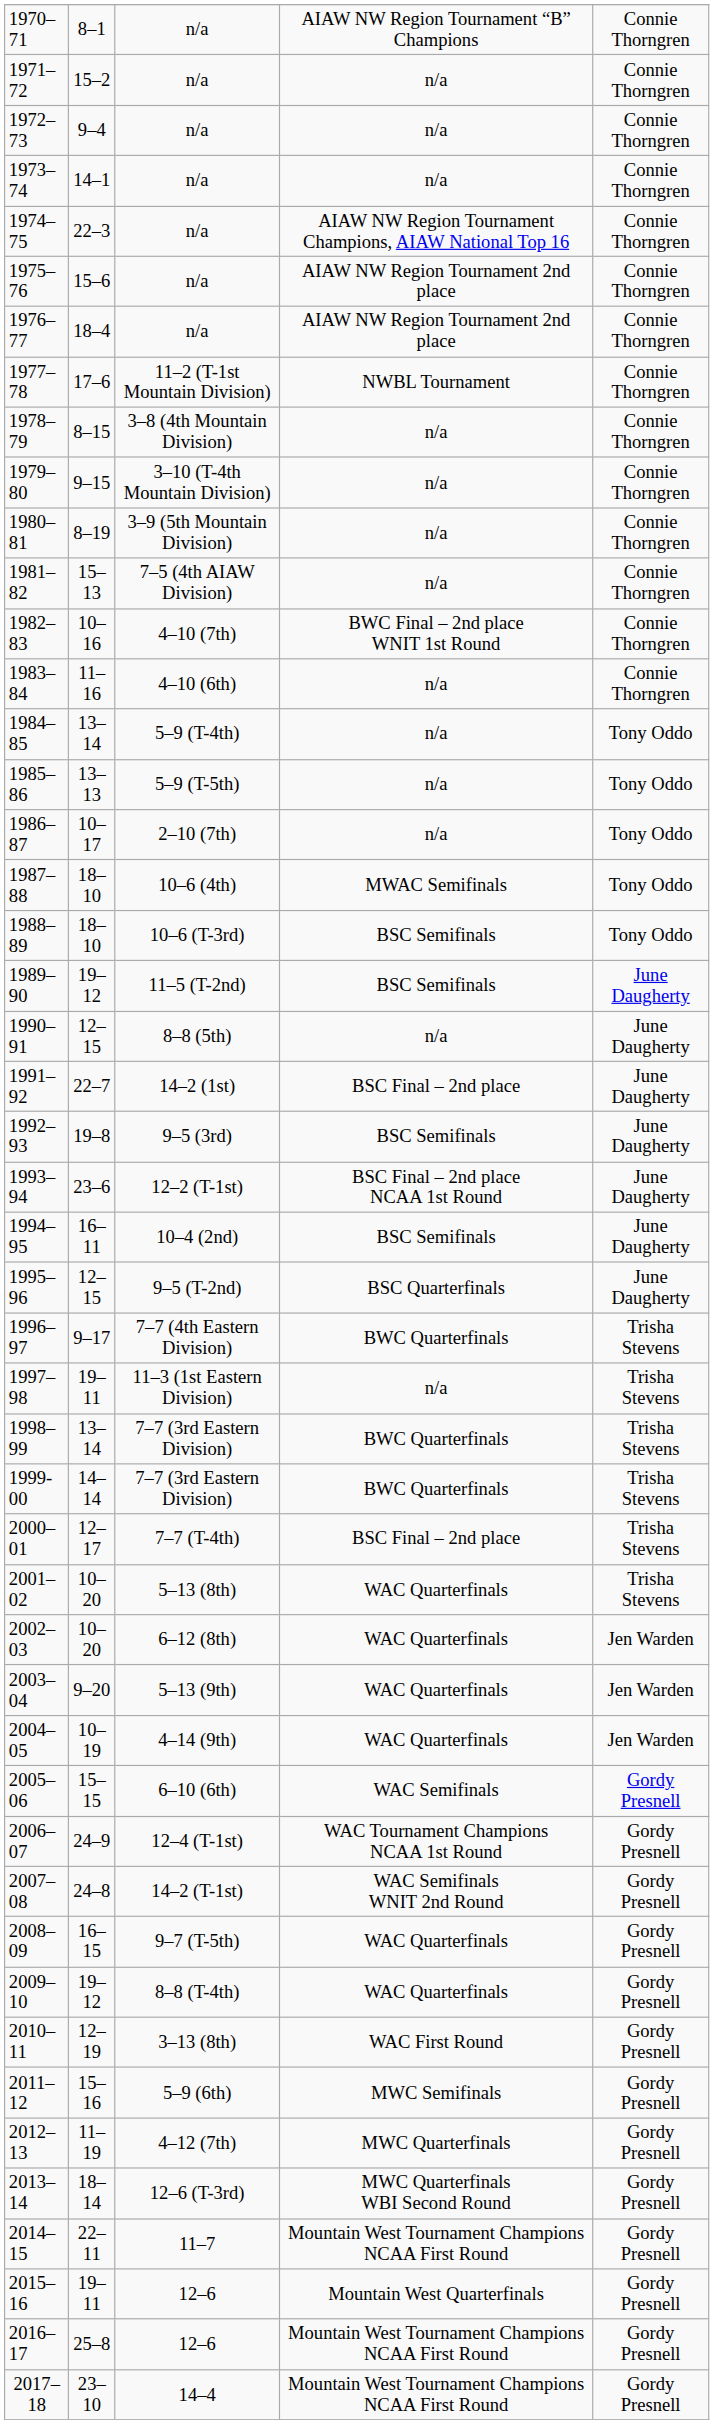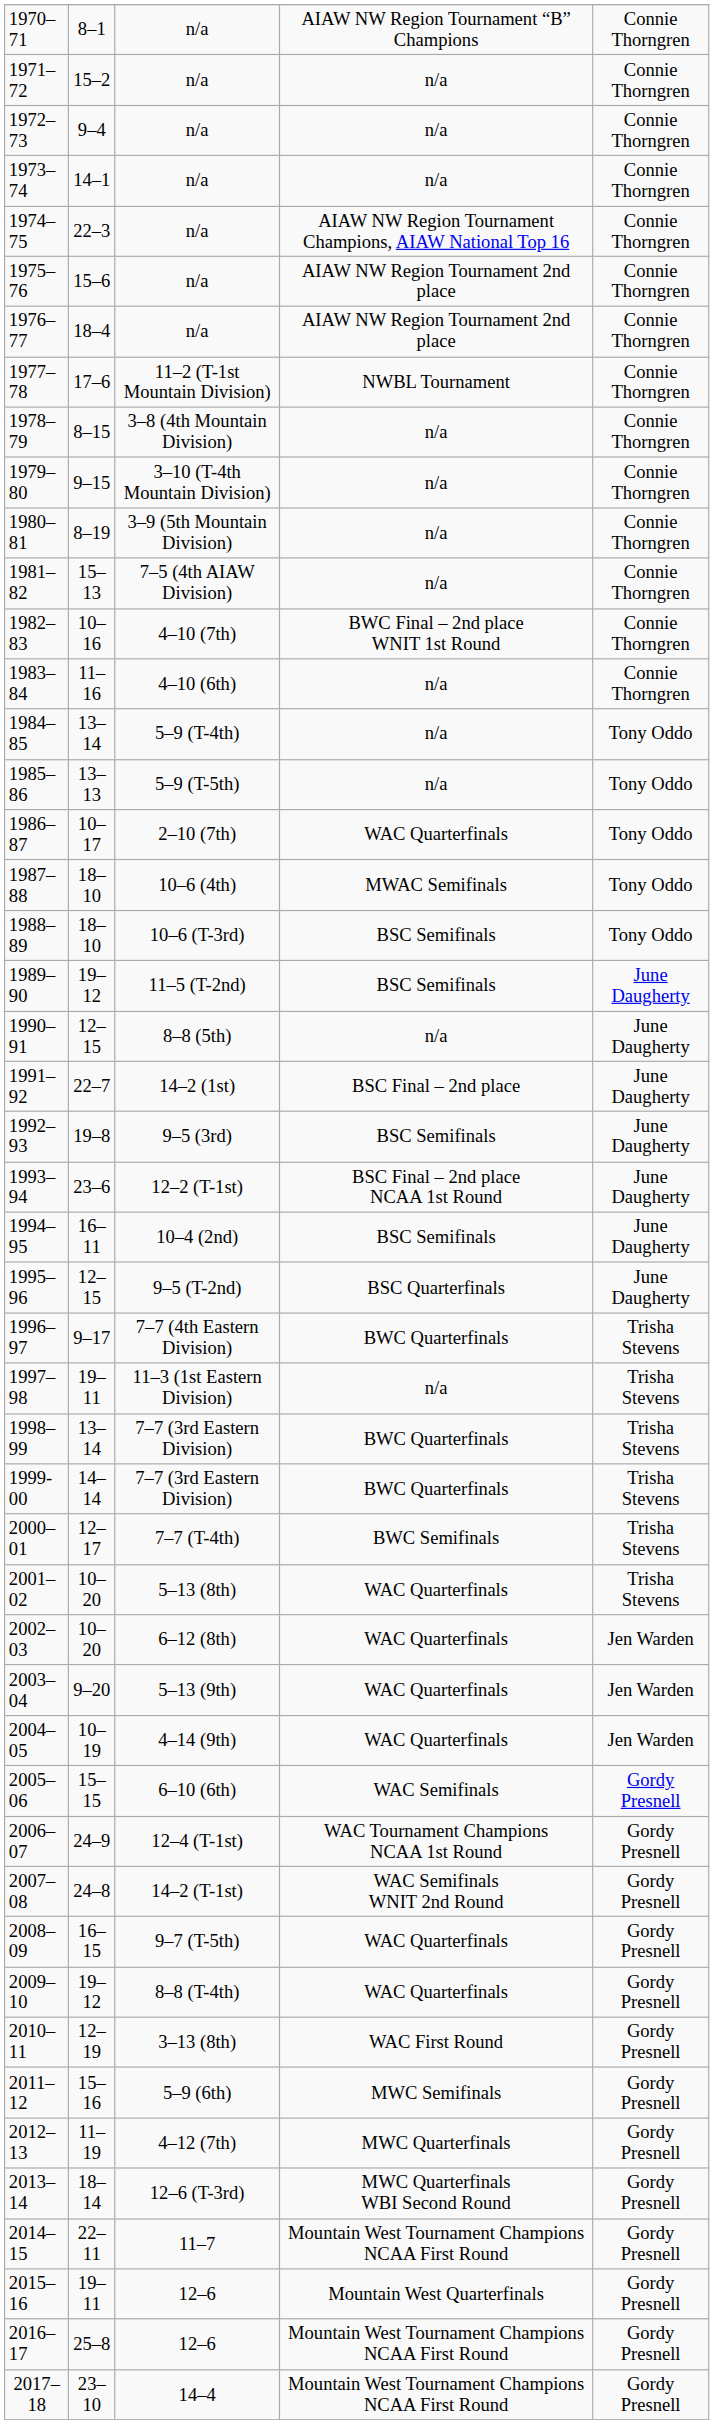(436, 834) n/a -> (436, 834) WAC Quarterfinals
(436, 1539) BSC Final – 2nd place -> (436, 1539) BWC Semifinals
